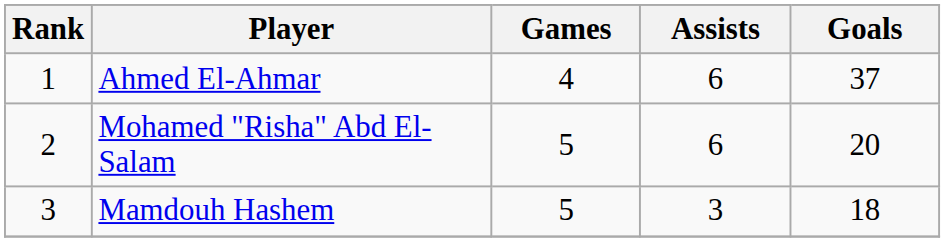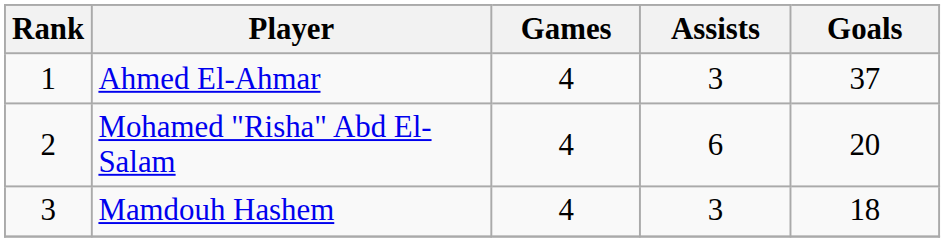(716, 77) 6 -> (716, 77) 3
(566, 144) 5 -> (566, 144) 4
(566, 210) 5 -> (566, 210) 4
